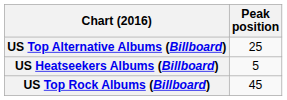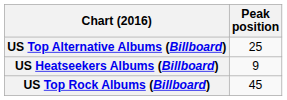(256, 66) 5 -> (256, 66) 9
